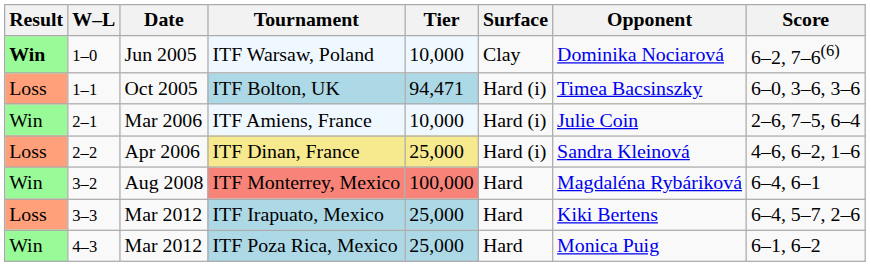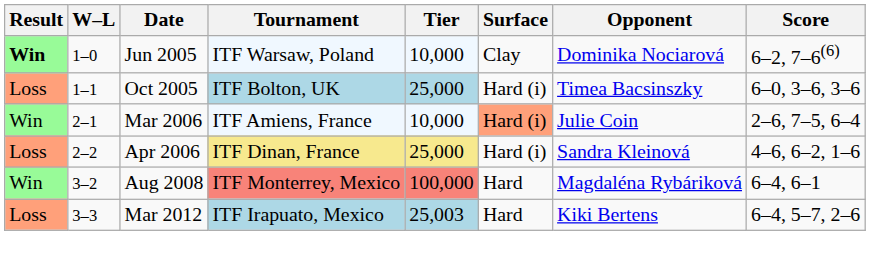(437, 88) 94,471 -> (437, 88) 25,000
(515, 119) no background -> (515, 119) lightsalmon background
(437, 214) 25,000 -> (437, 214) 25,003
- row: (305, 245)
